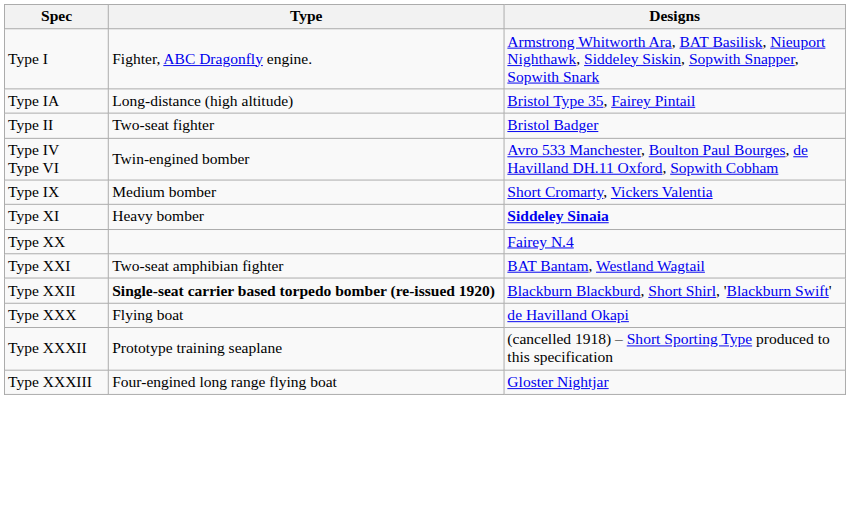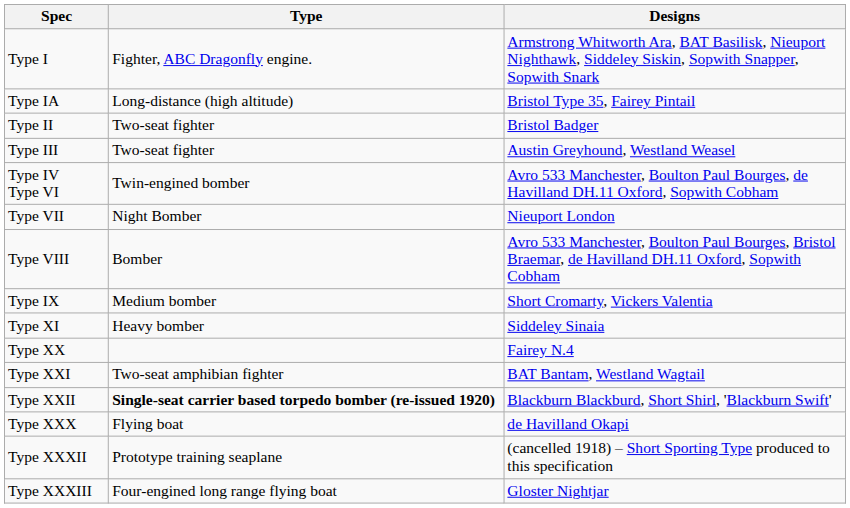+ row: (33, 150)
+ row: (36, 216)
+ row: (39, 258)
(558, 216) bold -> (556, 325) normal
